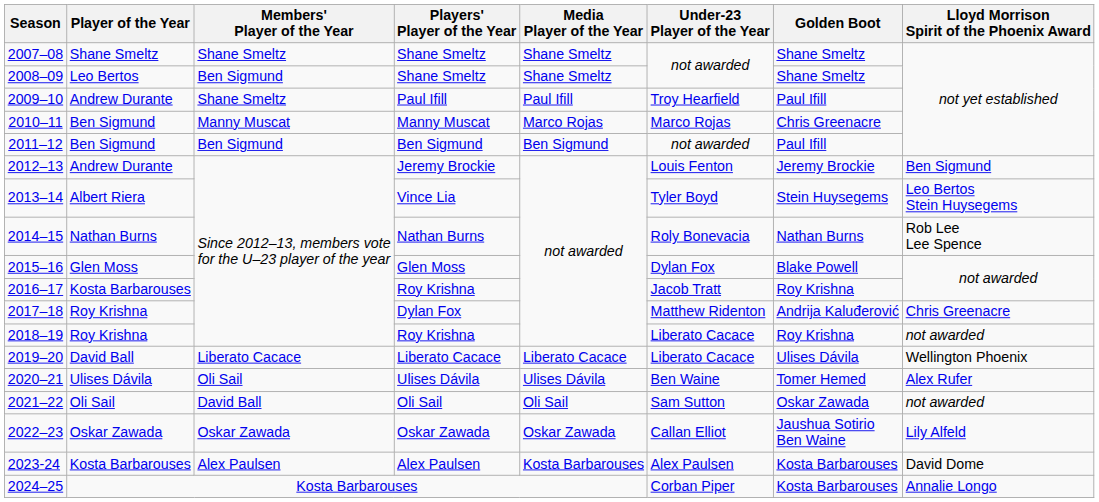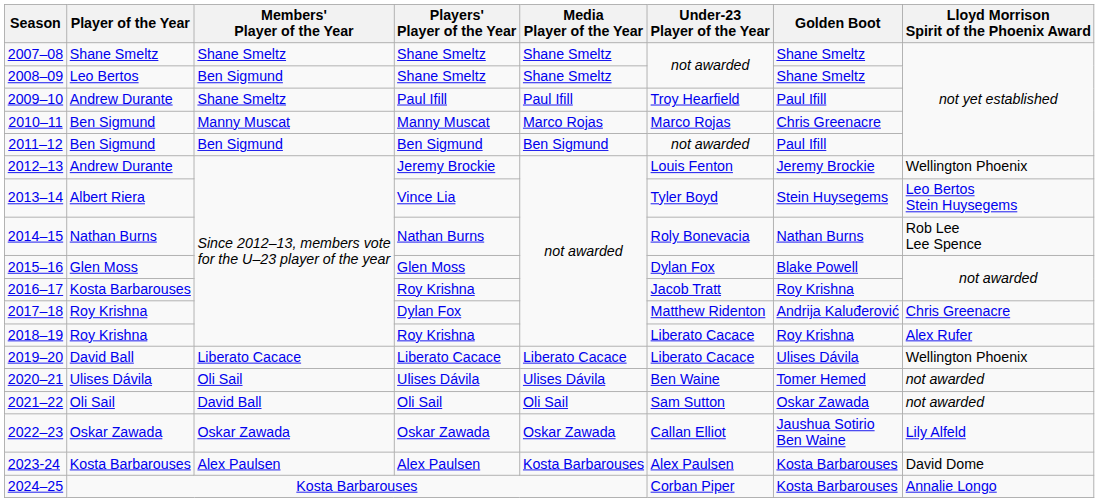(948, 167) Ben Sigmund -> (967, 167) Wellington Phoenix
(945, 334) not awarded -> (939, 334) Alex Rufer
(939, 380) Alex Rufer -> (945, 380) not awarded
